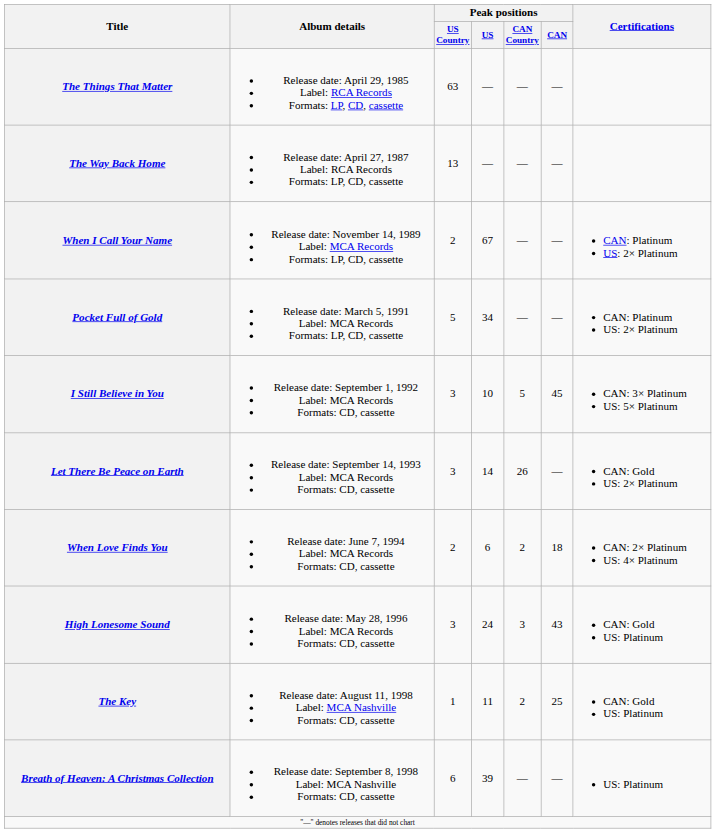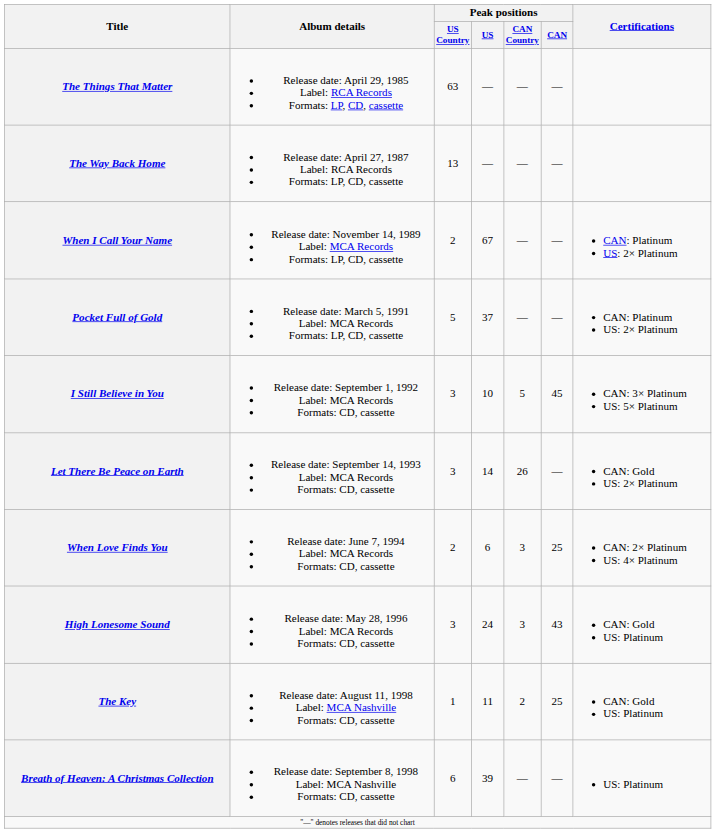(488, 317) 34 -> (488, 317) 37
(522, 547) 2 -> (522, 547) 3
(557, 547) 18 -> (557, 547) 25
